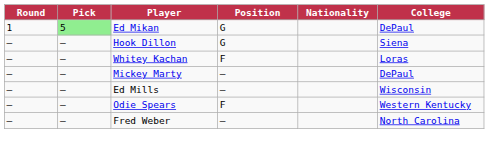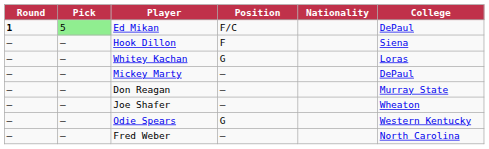(9, 28) normal -> (9, 28) bold
(223, 28) G -> (228, 28) F/C
(223, 43) G -> (223, 43) F
(223, 58) F -> (223, 58) G
- row: (136, 89)
+ row: (142, 89)
+ row: (142, 105)
(223, 105) F -> (223, 120) G
